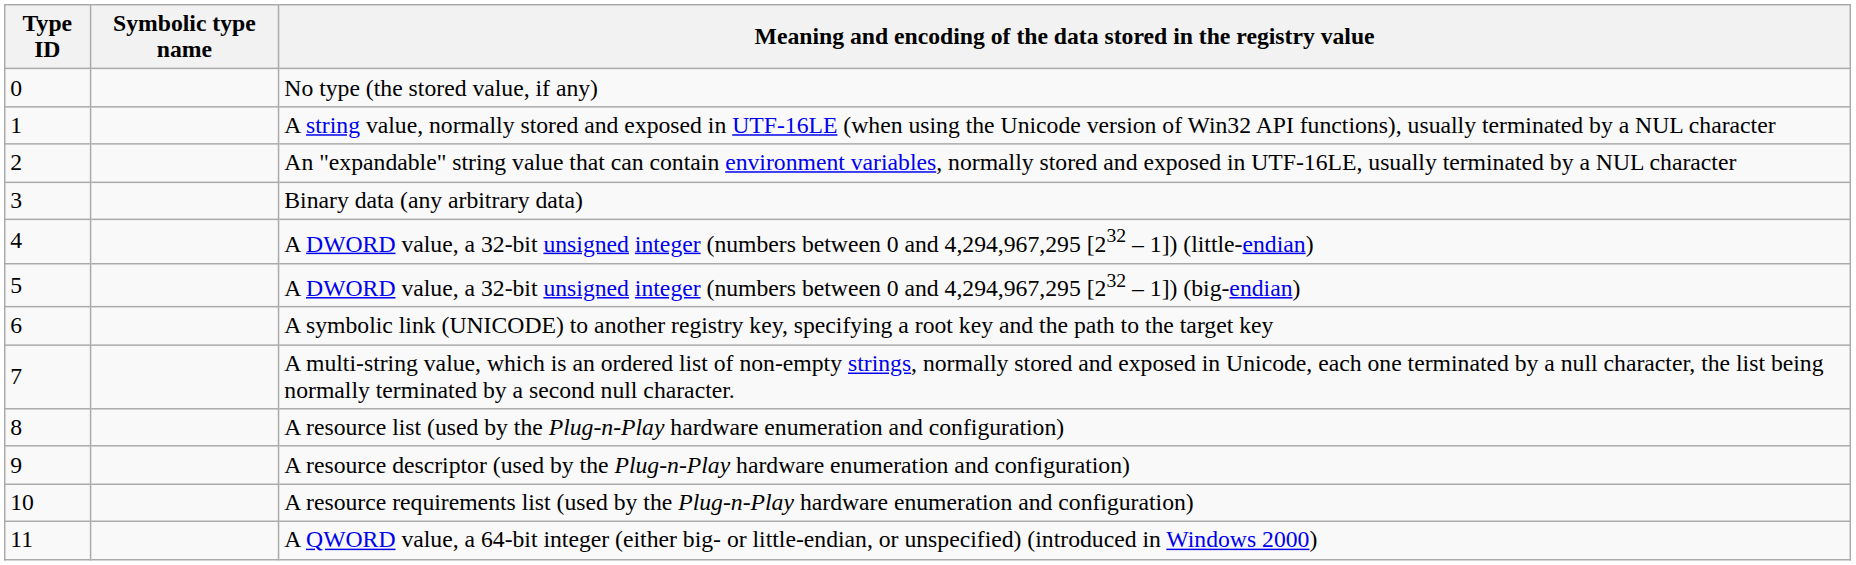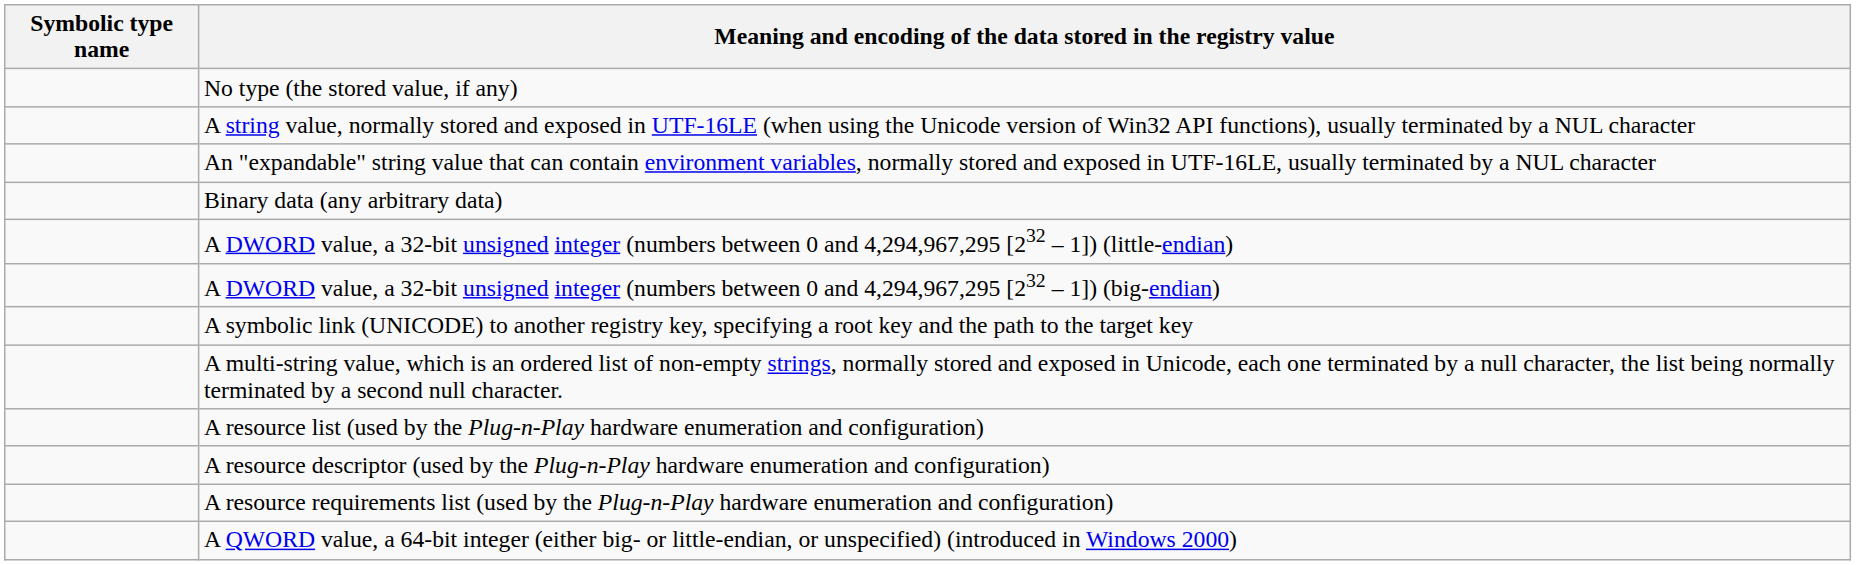- column: (47, 36)
